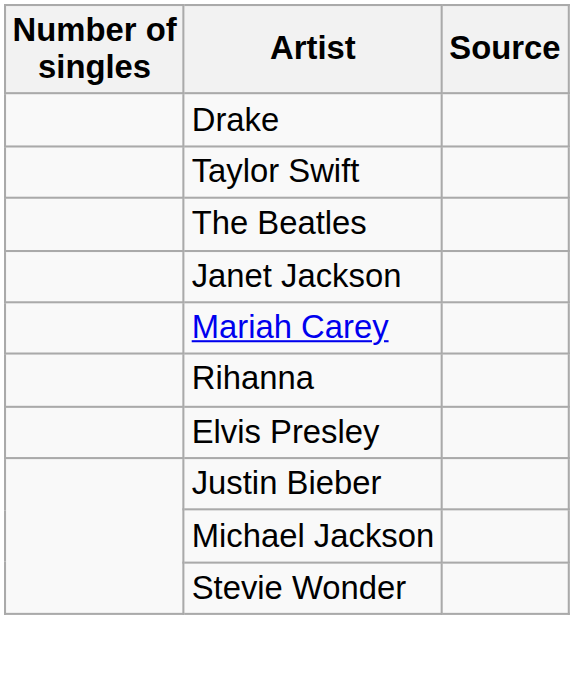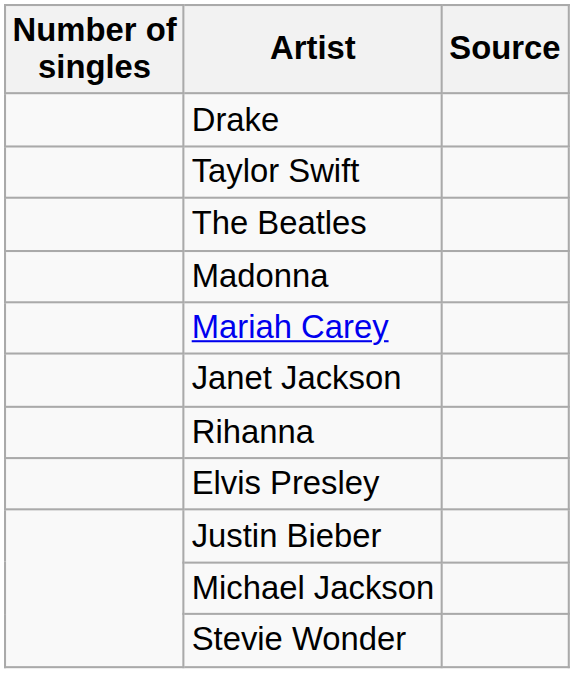+ row: (260, 275)
rows swapped: (290, 327) <-> (297, 275)
